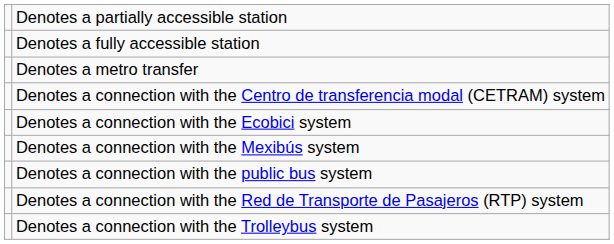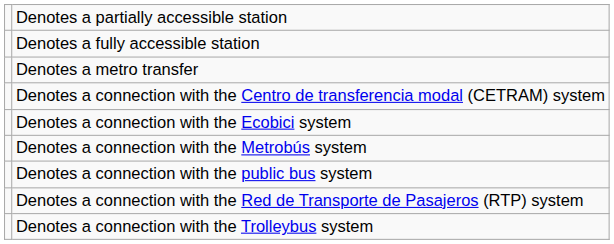+ row: (191, 148)
- row: (188, 148)
